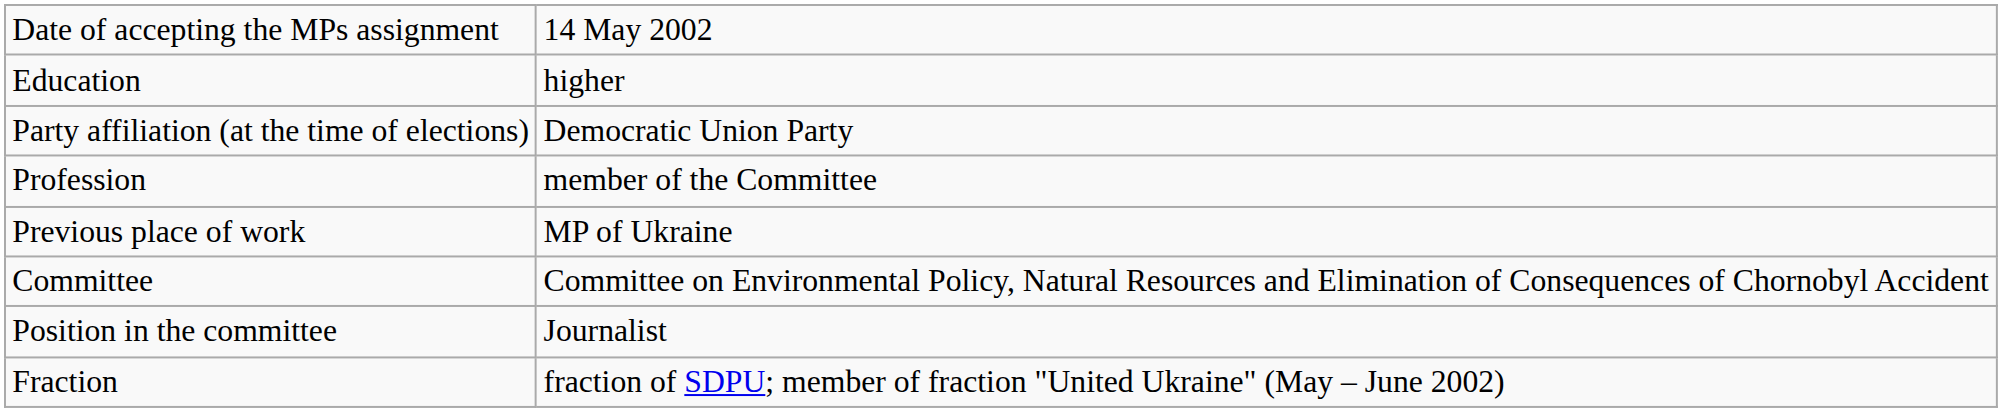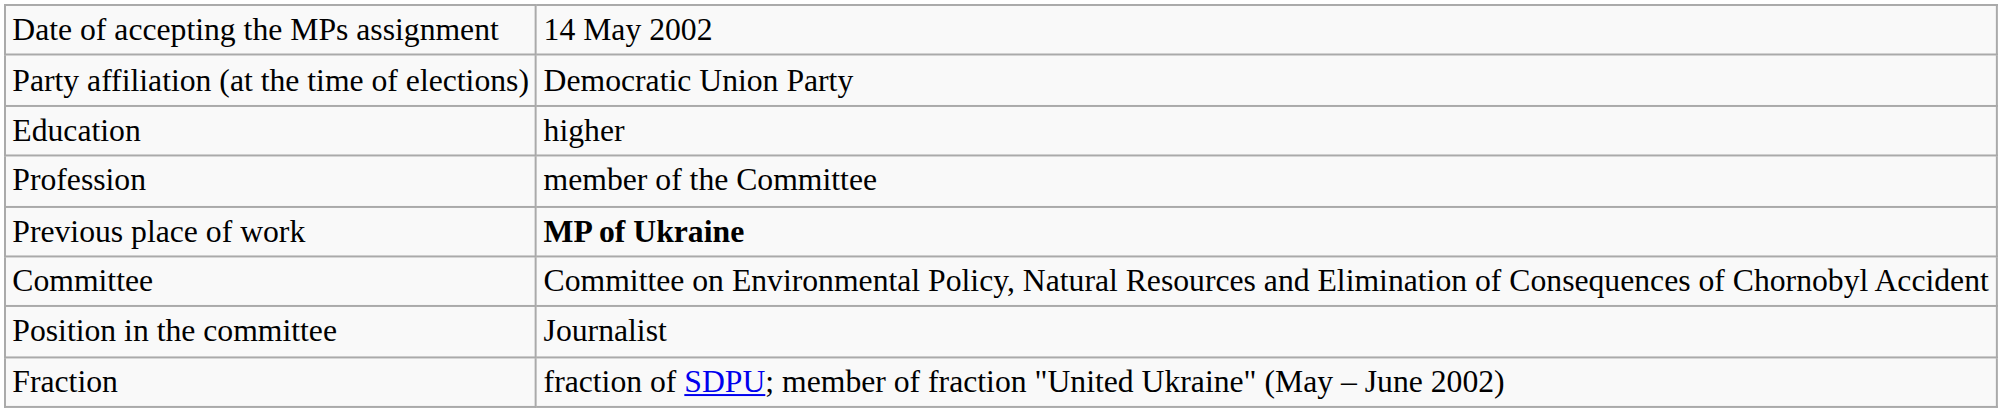rows swapped: (271, 130) <-> (77, 79)
(638, 230) normal -> (644, 230) bold
